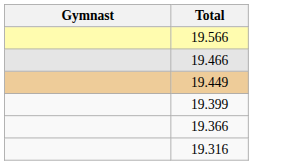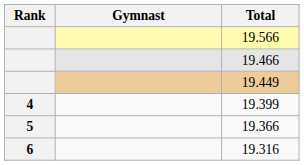+ column: (30, 15)
